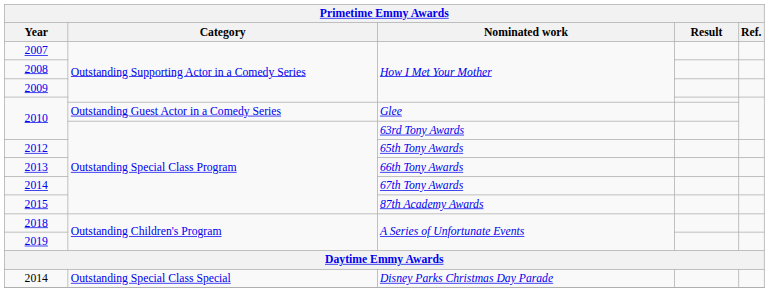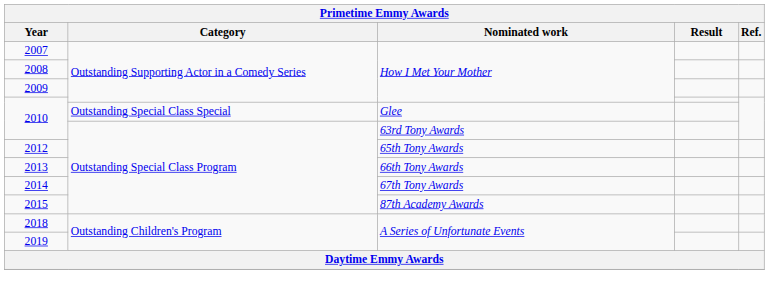(176, 111) Outstanding Guest Actor in a Comedy Series -> (151, 111) Outstanding Special Class Special
- row: (36, 278)
